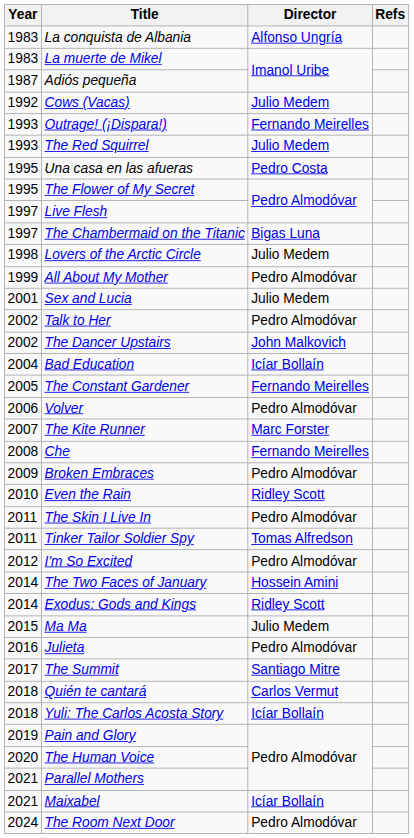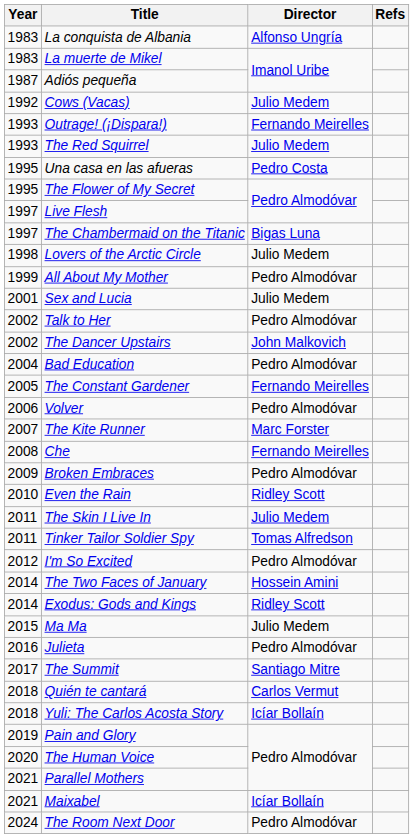(287, 364) Icíar Bollaín -> (304, 364) Pedro Almodóvar
(304, 517) Pedro Almodóvar -> (290, 517) Julio Medem
